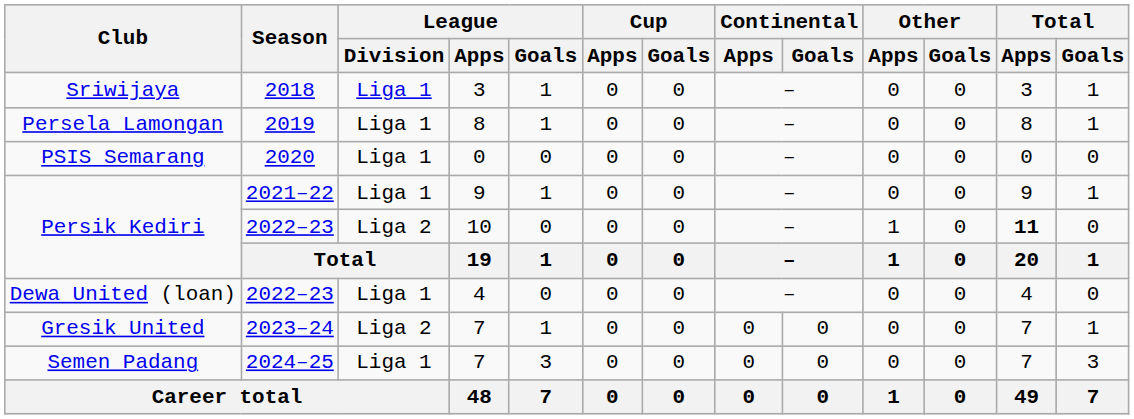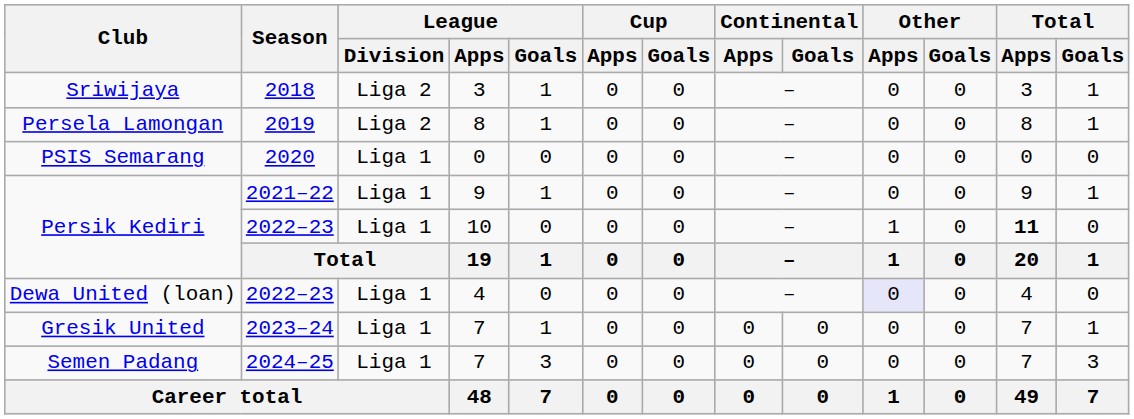(394, 90) Liga 1 -> (394, 90) Liga 2
(394, 124) Liga 1 -> (394, 124) Liga 2
(394, 227) Liga 2 -> (394, 227) Liga 1
(893, 295) no background -> (893, 295) lavender background
(394, 329) Liga 2 -> (394, 329) Liga 1
